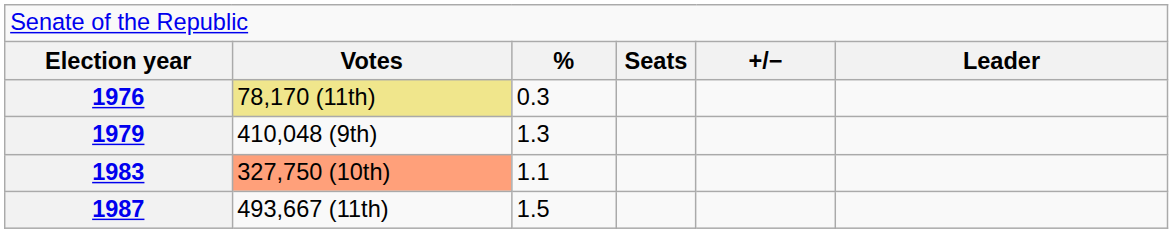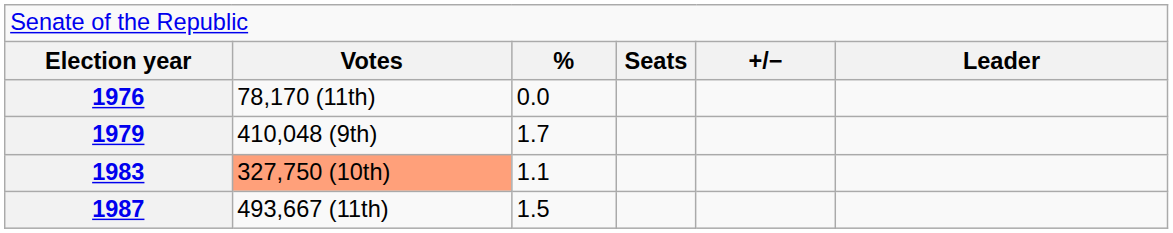(306, 97) khaki background -> (306, 97) no background
(533, 97) 0.3 -> (533, 97) 0.0
(533, 135) 1.3 -> (533, 135) 1.7
